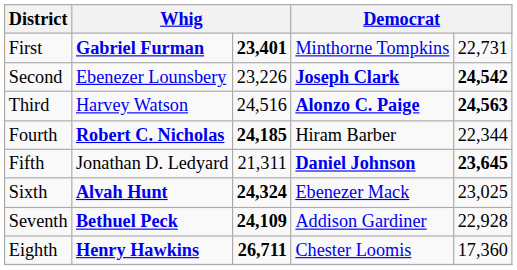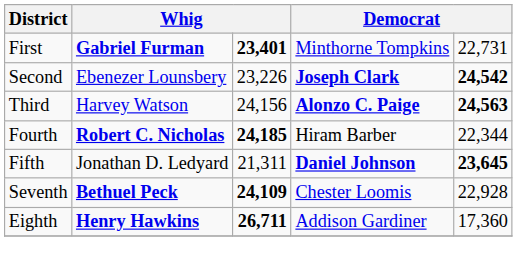(262, 105) 24,516 -> (262, 105) 24,156
- row: (28, 192)
(361, 221) Addison Gardiner -> (353, 192) Chester Loomis
(353, 250) Chester Loomis -> (361, 221) Addison Gardiner
